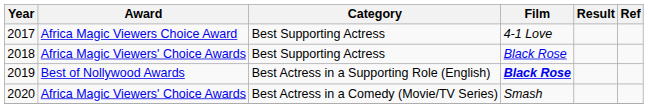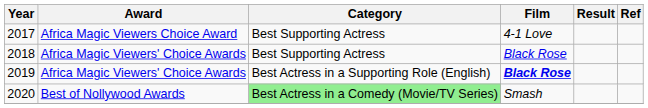(113, 73) Best of Nollywood Awards -> (143, 73) Africa Magic Viewers' Choice Awards
(143, 93) Africa Magic Viewers' Choice Awards -> (113, 93) Best of Nollywood Awards
(375, 93) no background -> (375, 93) lightgreen background
